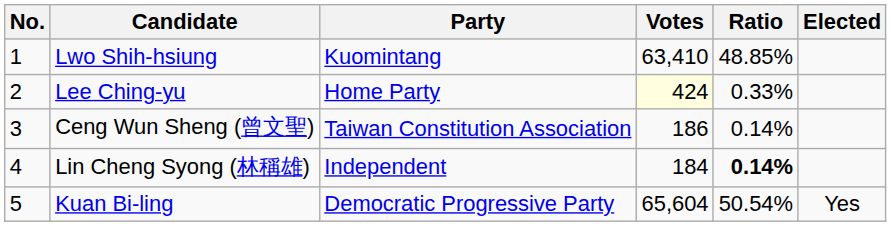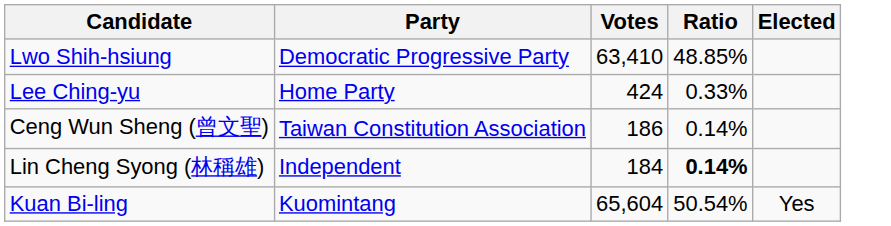- column: (27, 21)
(383, 56) Kuomintang -> (424, 56) Democratic Progressive Party
(690, 91) lightyellow background -> (645, 91) no background
(469, 203) Democratic Progressive Party -> (337, 203) Kuomintang
